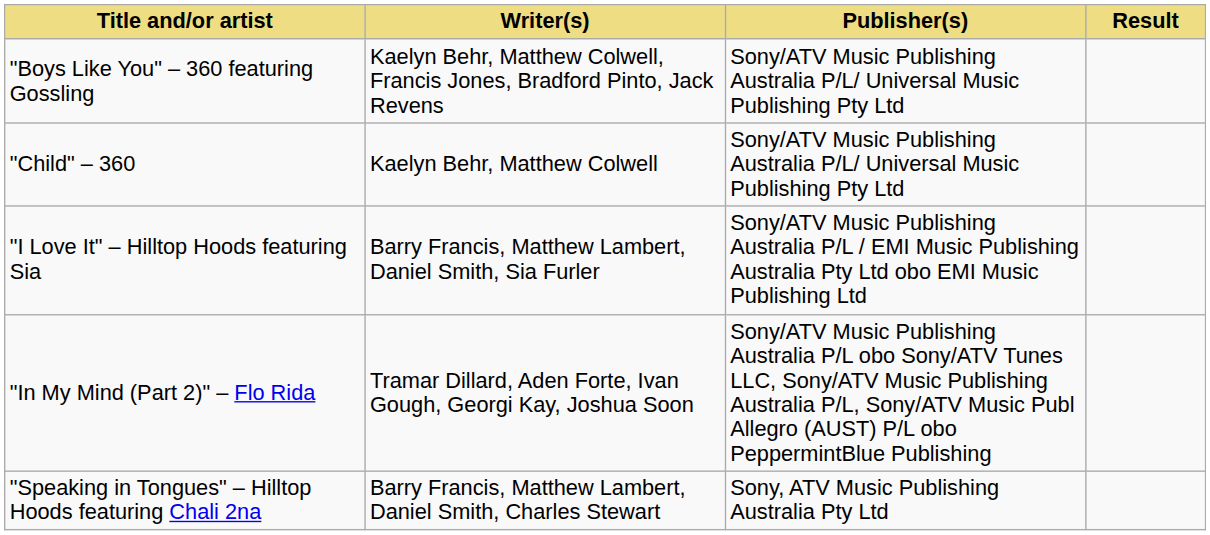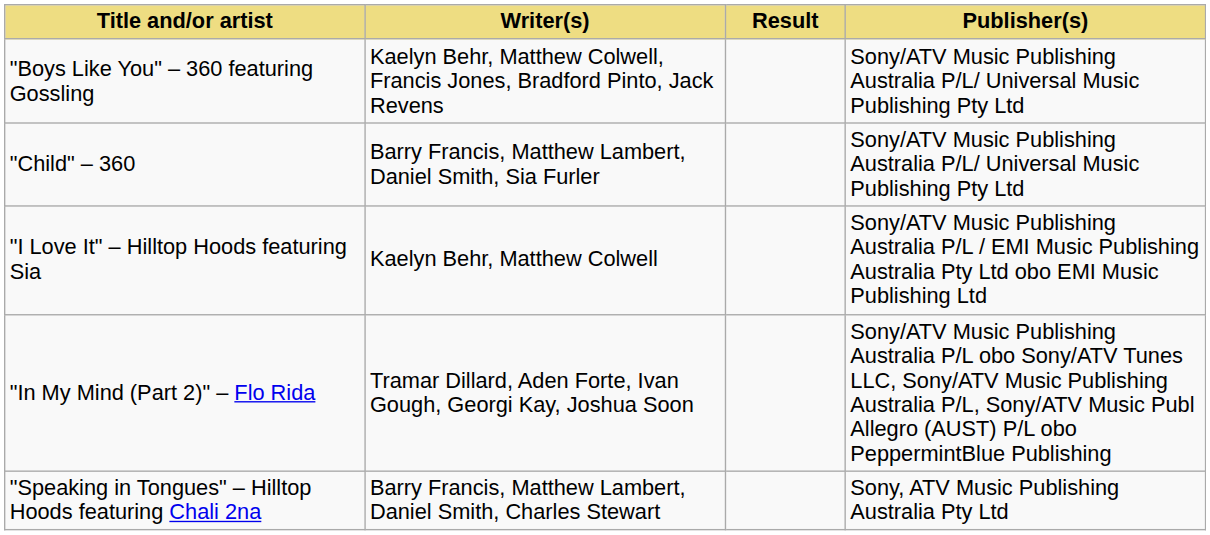columns swapped: (905, 21) <-> (1145, 21)
(514, 164) Kaelyn Behr, Matthew Colwell -> (528, 164) Barry Francis, Matthew Lambert, Daniel Smith, Sia Furler
(528, 259) Barry Francis, Matthew Lambert, Daniel Smith, Sia Furler -> (514, 259) Kaelyn Behr, Matthew Colwell
